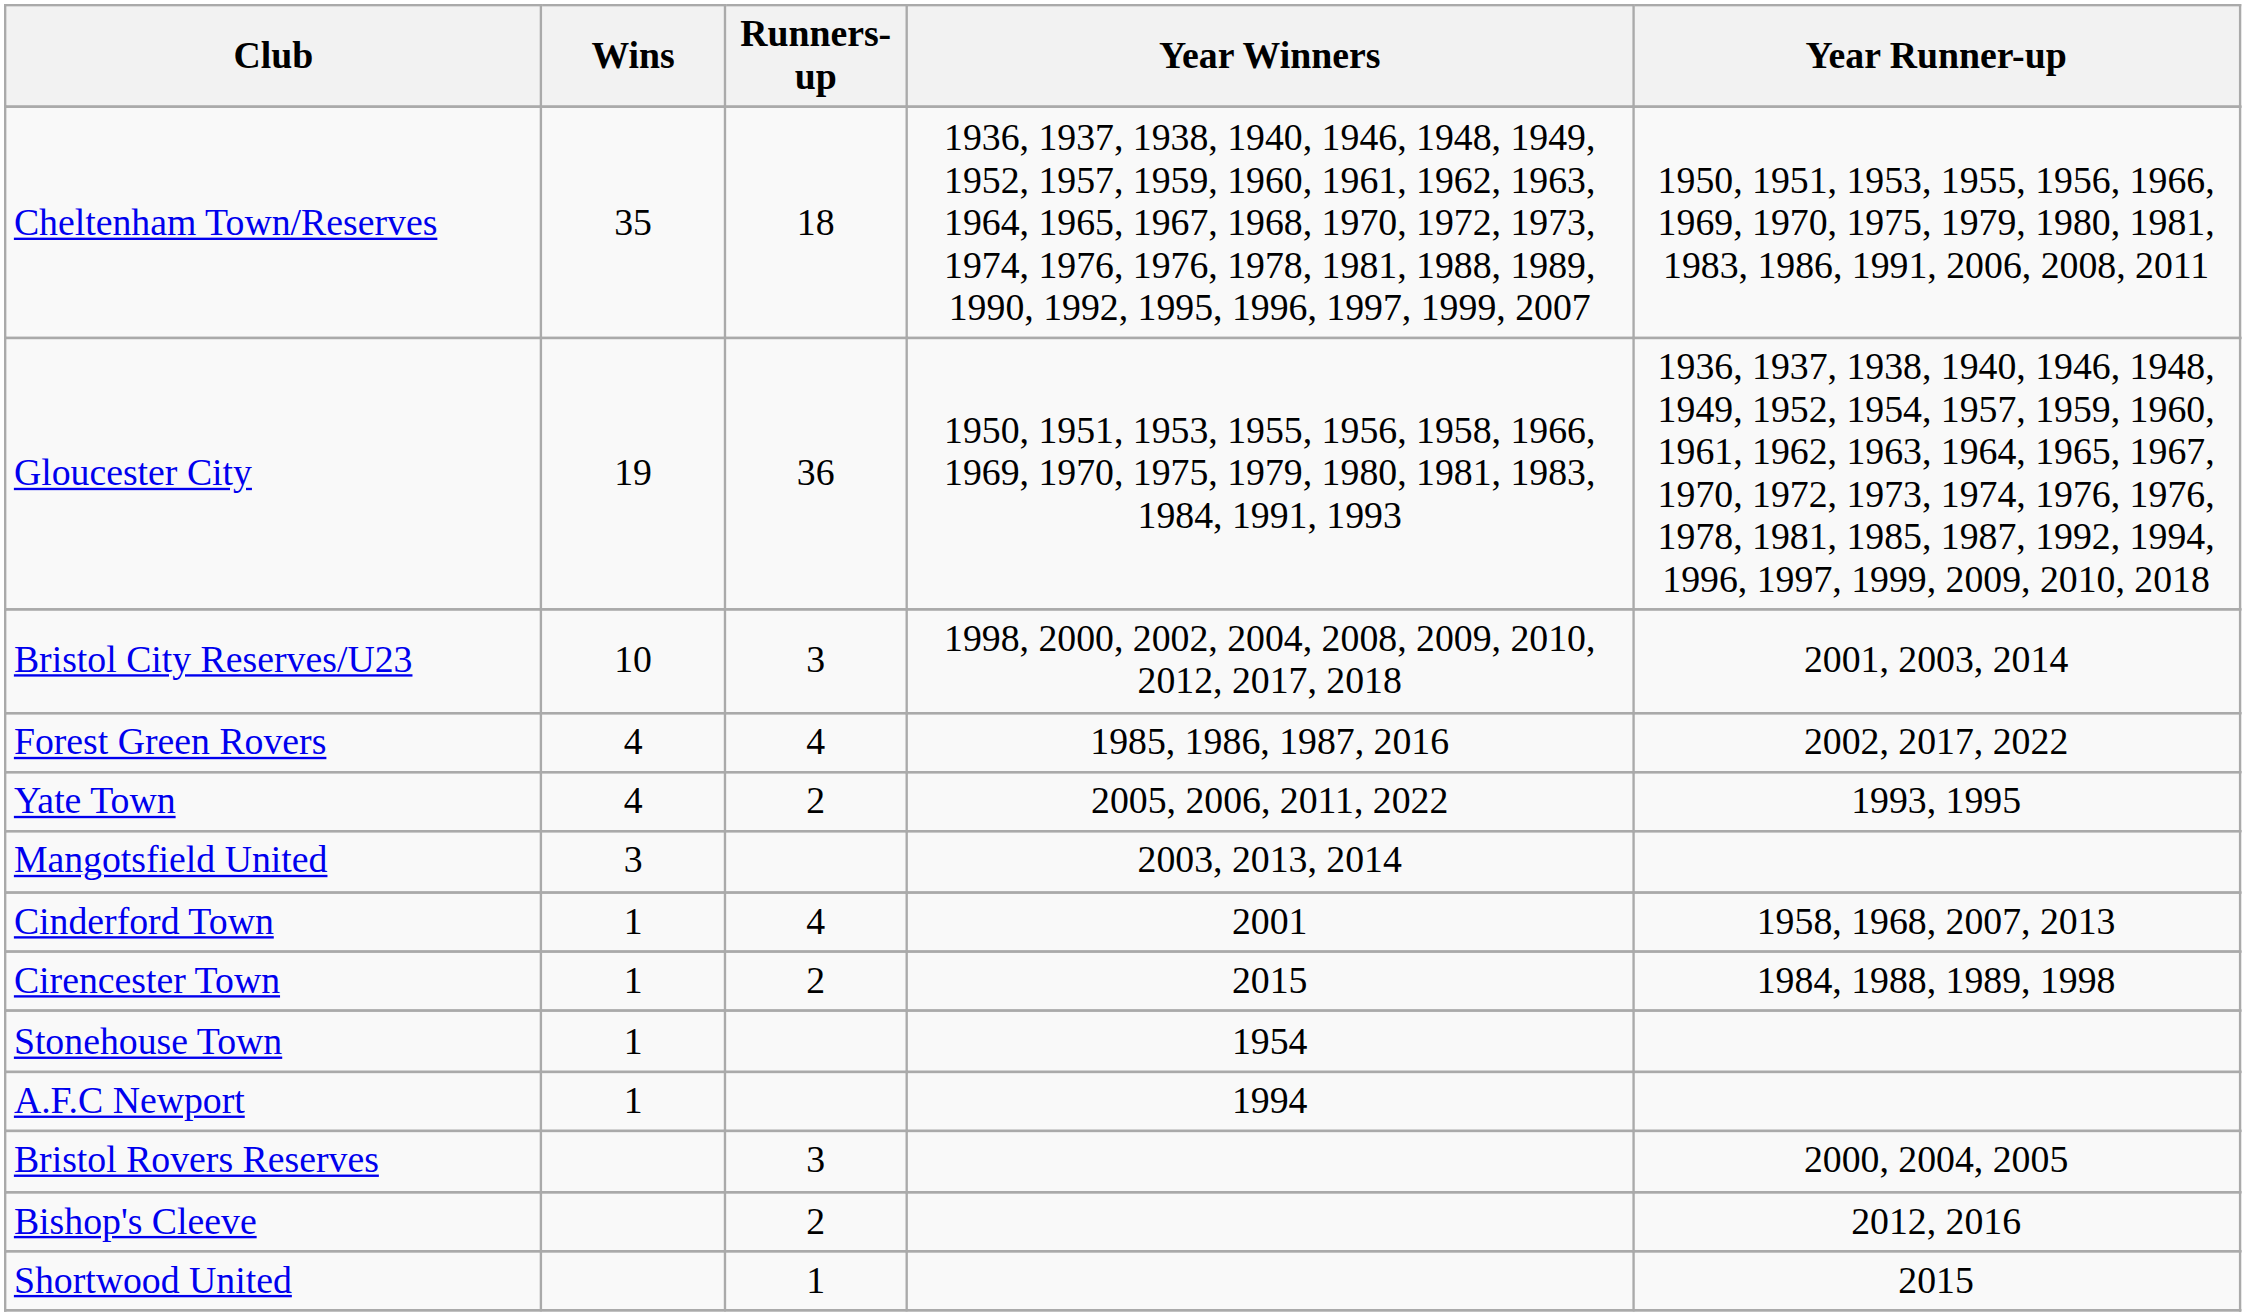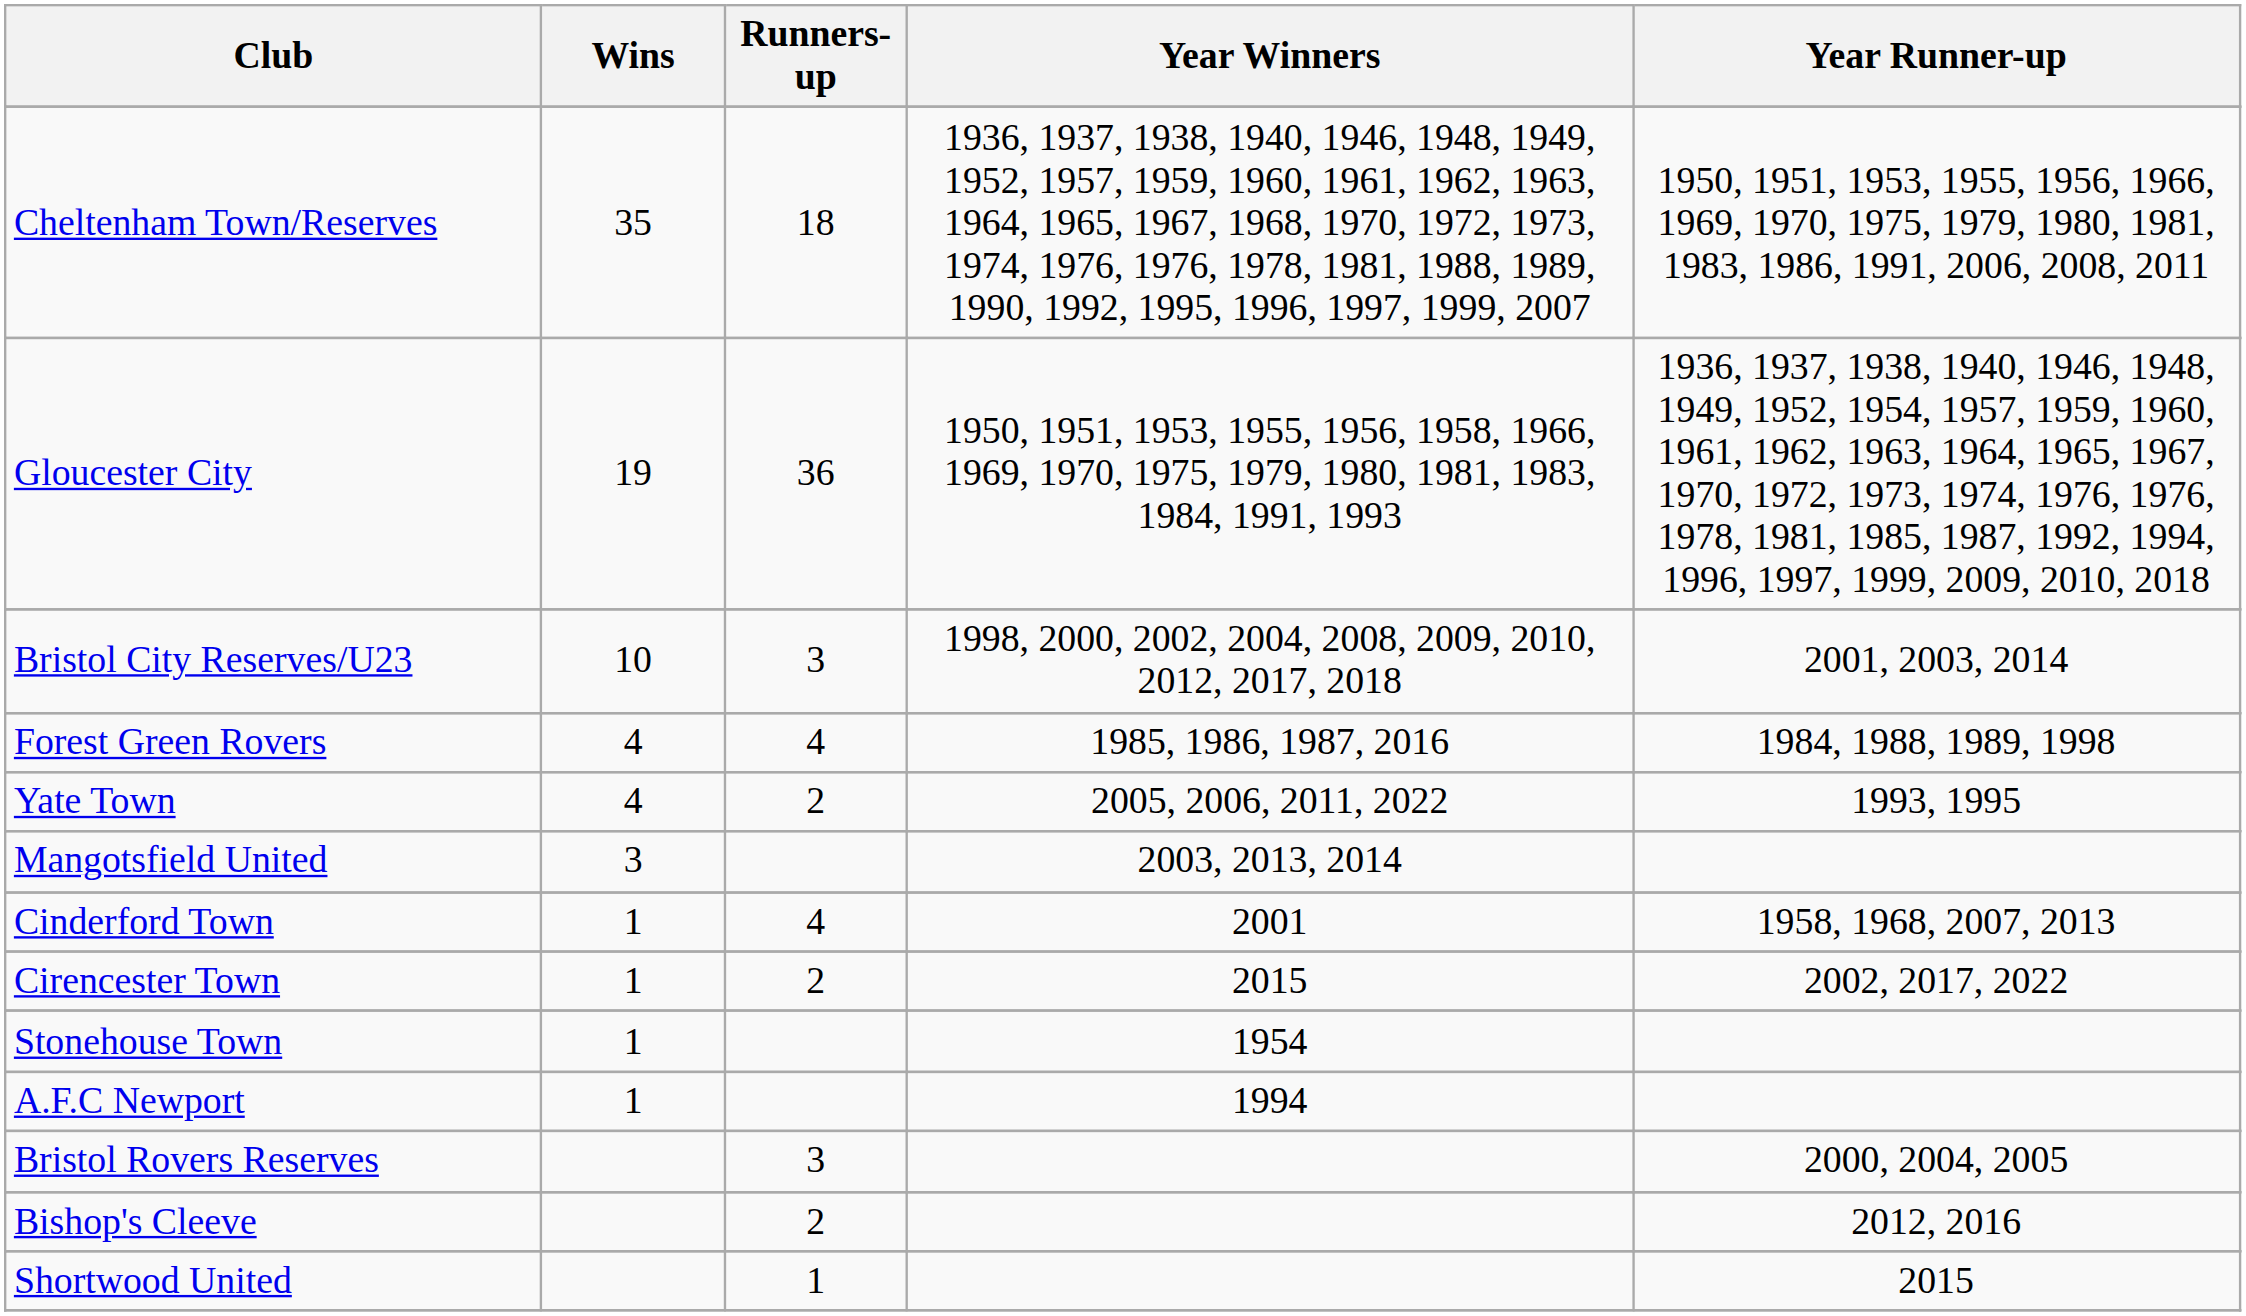(1936, 741) 2002, 2017, 2022 -> (1936, 741) 1984, 1988, 1989, 1998
(1936, 980) 1984, 1988, 1989, 1998 -> (1936, 980) 2002, 2017, 2022
